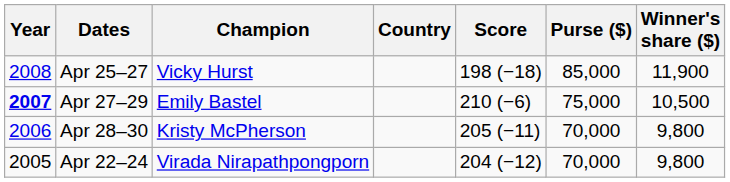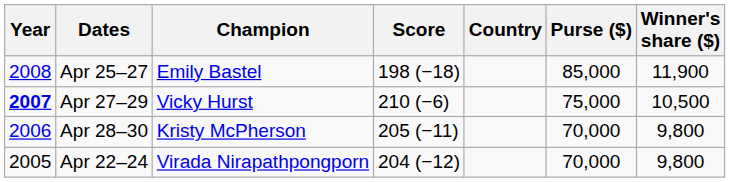columns swapped: (414, 30) <-> (501, 30)
(205, 71) Vicky Hurst -> (209, 71) Emily Bastel
(209, 101) Emily Bastel -> (205, 101) Vicky Hurst
